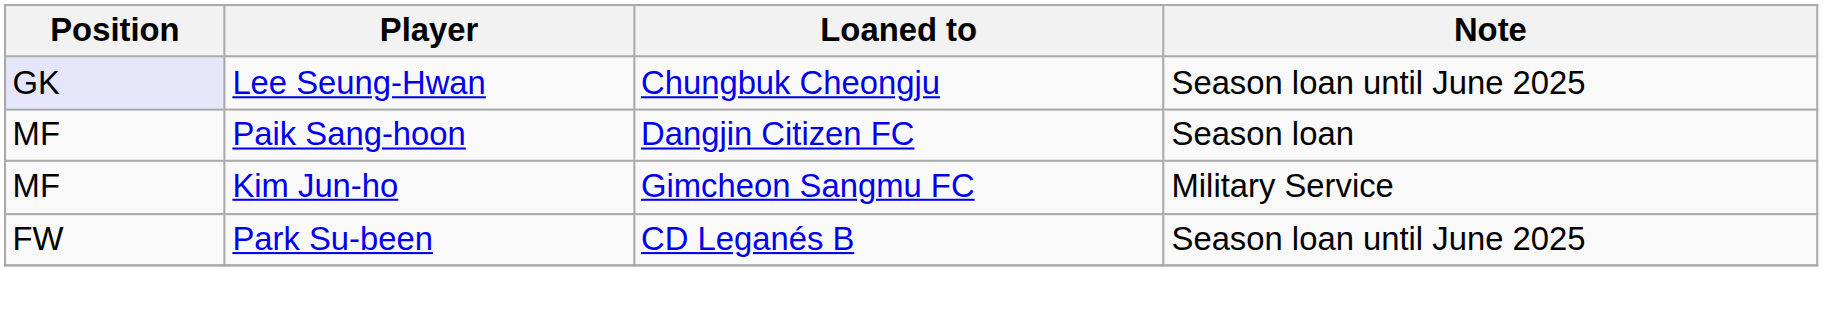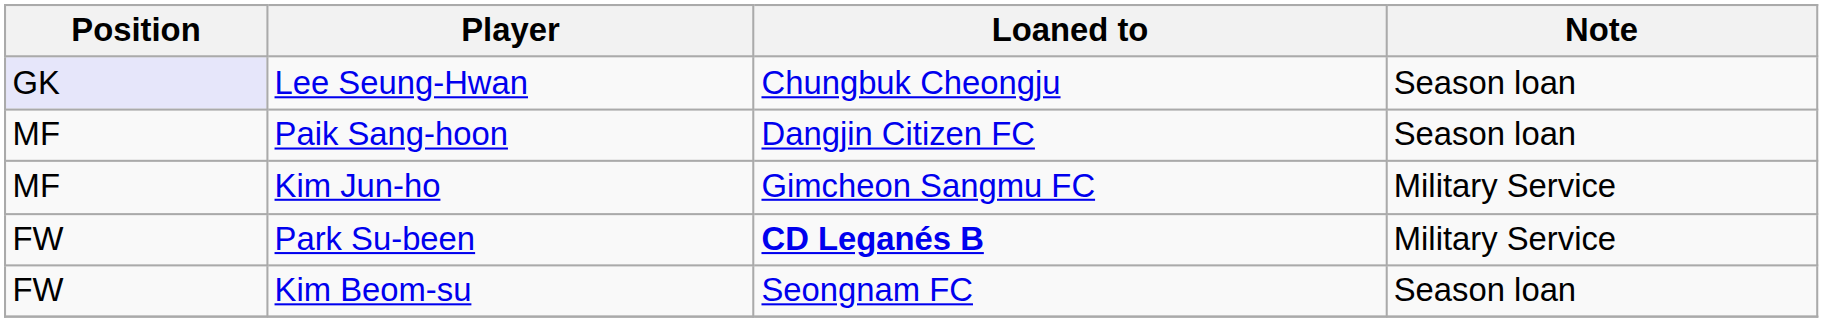(1378, 82) Season loan until June 2025 -> (1485, 82) Season loan
(748, 238) normal -> (873, 238) bold
(1378, 238) Season loan until June 2025 -> (1505, 238) Military Service
+ row: (373, 290)
